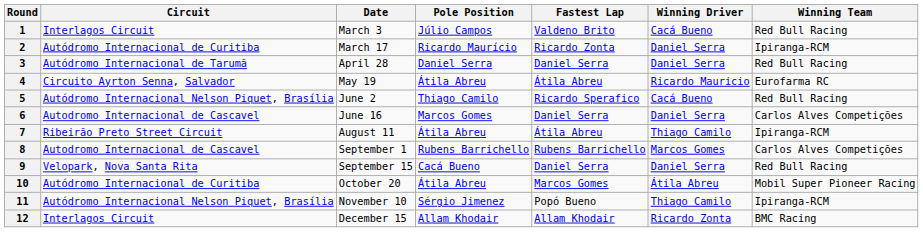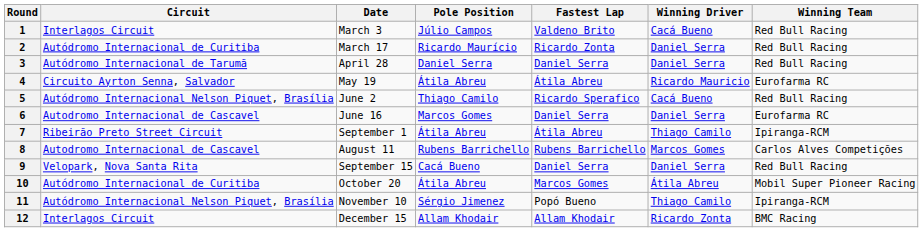(792, 47) Ipiranga-RCM -> (801, 47) Red Bull Racing
(829, 116) Carlos Alves Competições -> (792, 116) Eurofarma RC
(367, 133) August 11 -> (373, 133) September 1
(373, 150) September 1 -> (367, 150) August 11
